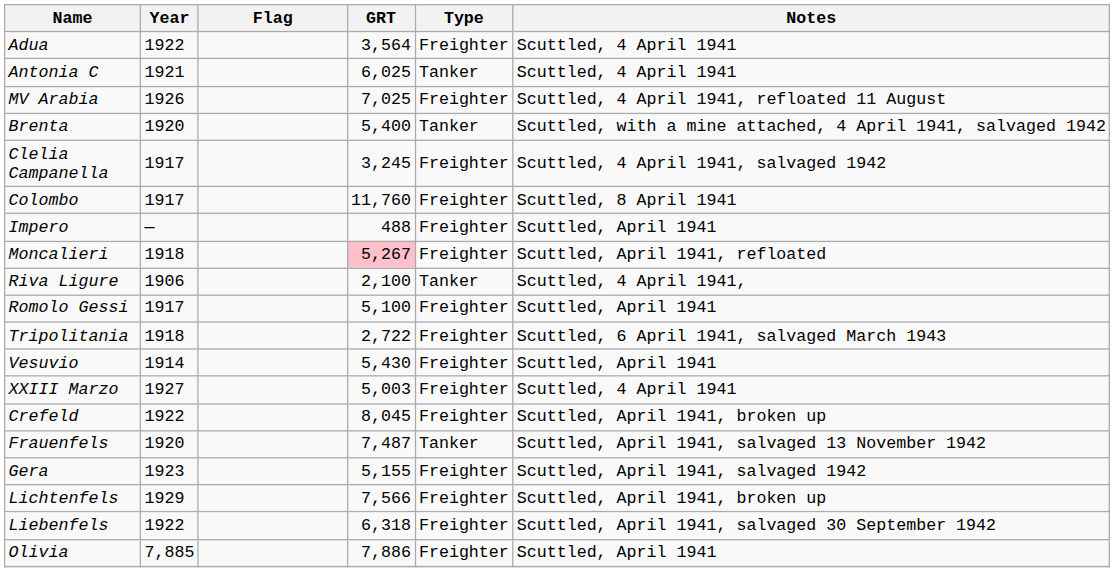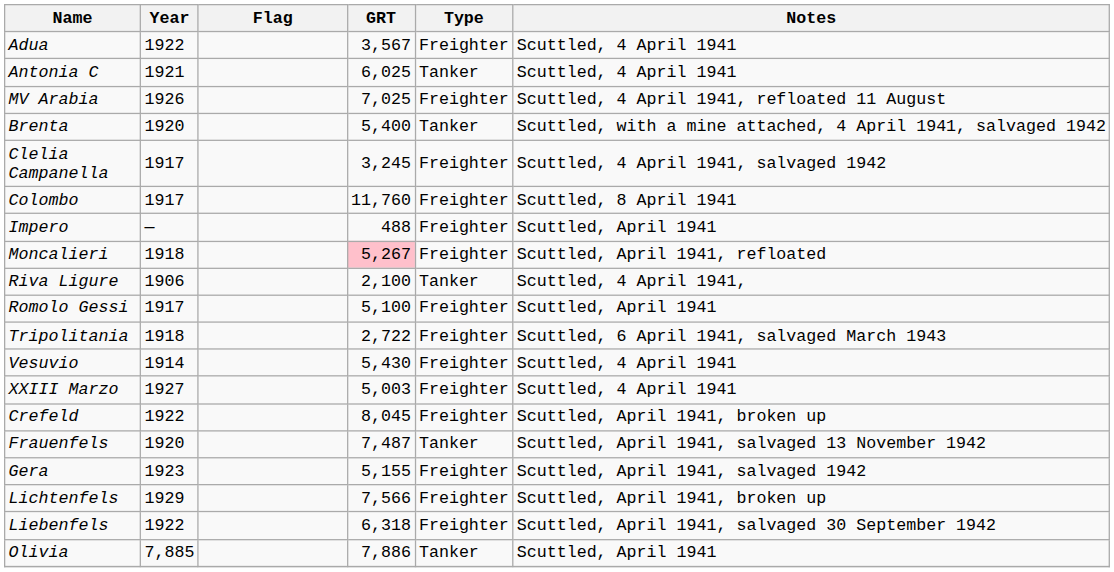(386, 45) 3,564 -> (386, 45) 3,567
(617, 363) Scuttled, April 1941 -> (627, 363) Scuttled, 4 April 1941
(464, 553) Freighter -> (449, 553) Tanker
